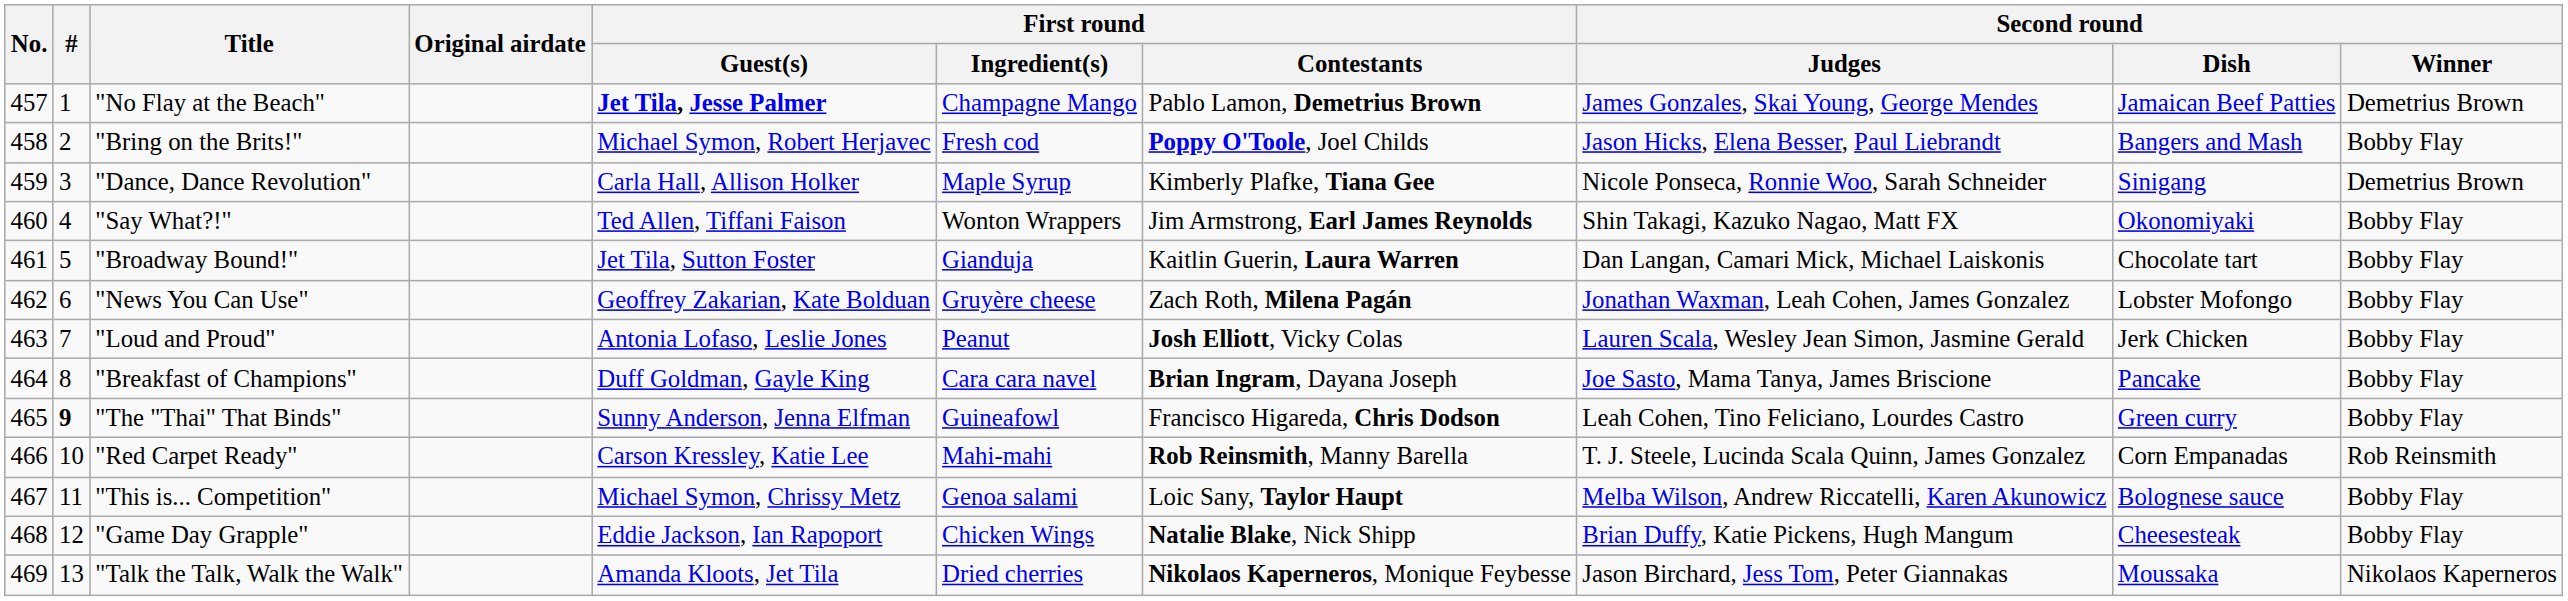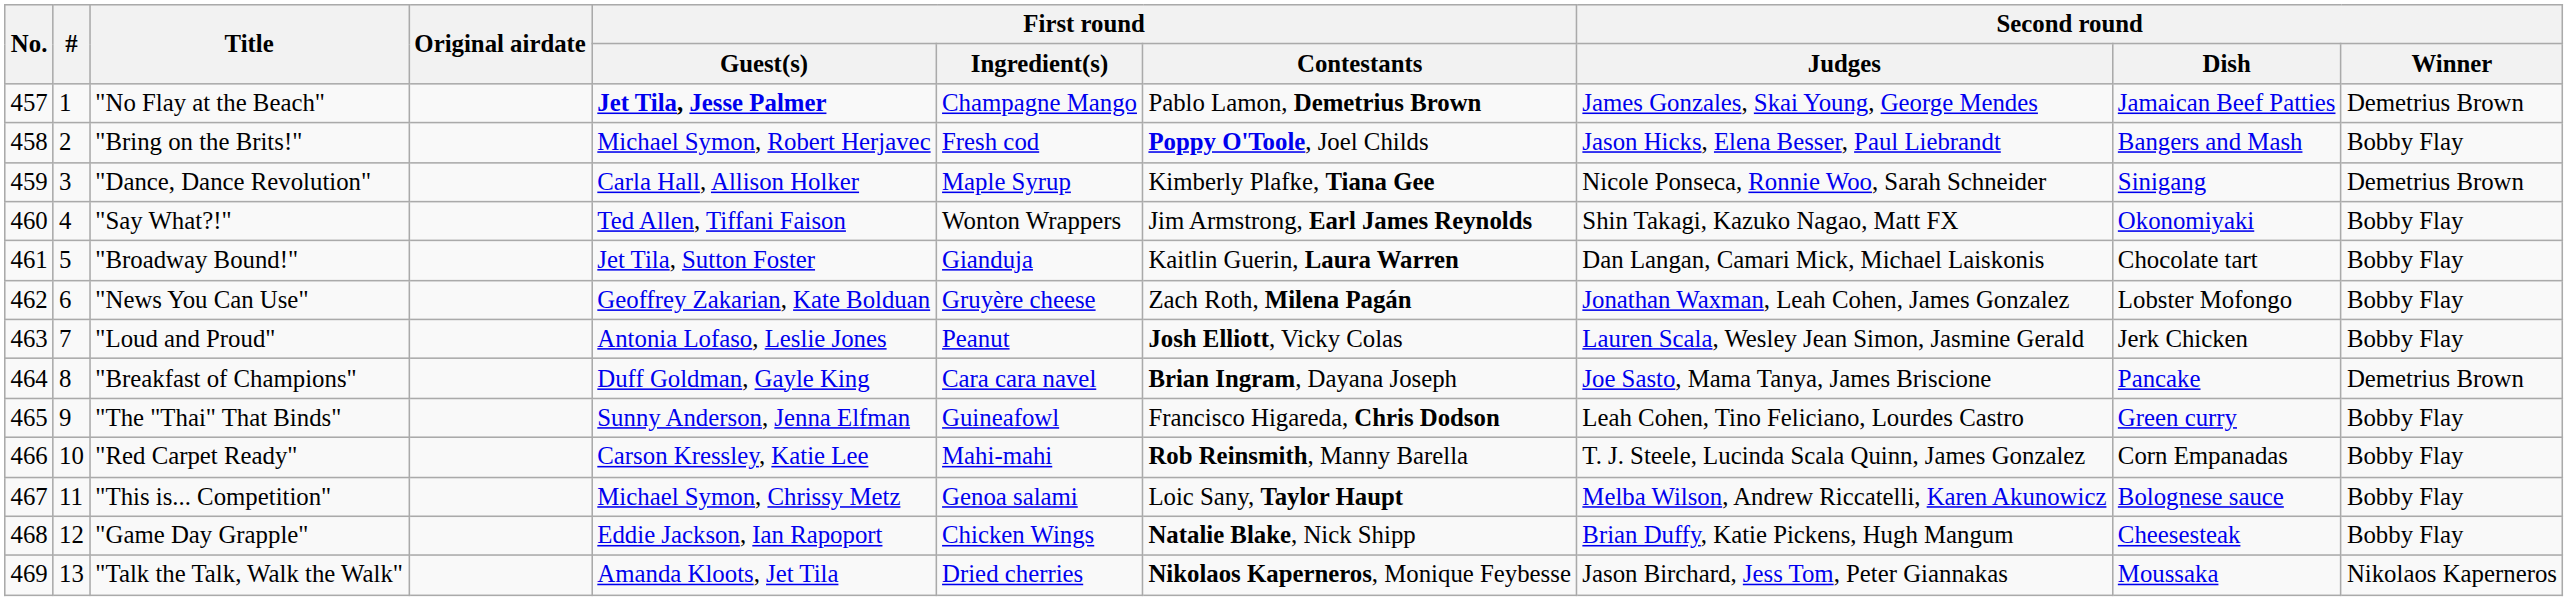(2405, 378) Bobby Flay -> (2435, 378) Demetrius Brown
(65, 417) bold -> (65, 417) normal
(2422, 456) Rob Reinsmith -> (2405, 456) Bobby Flay
